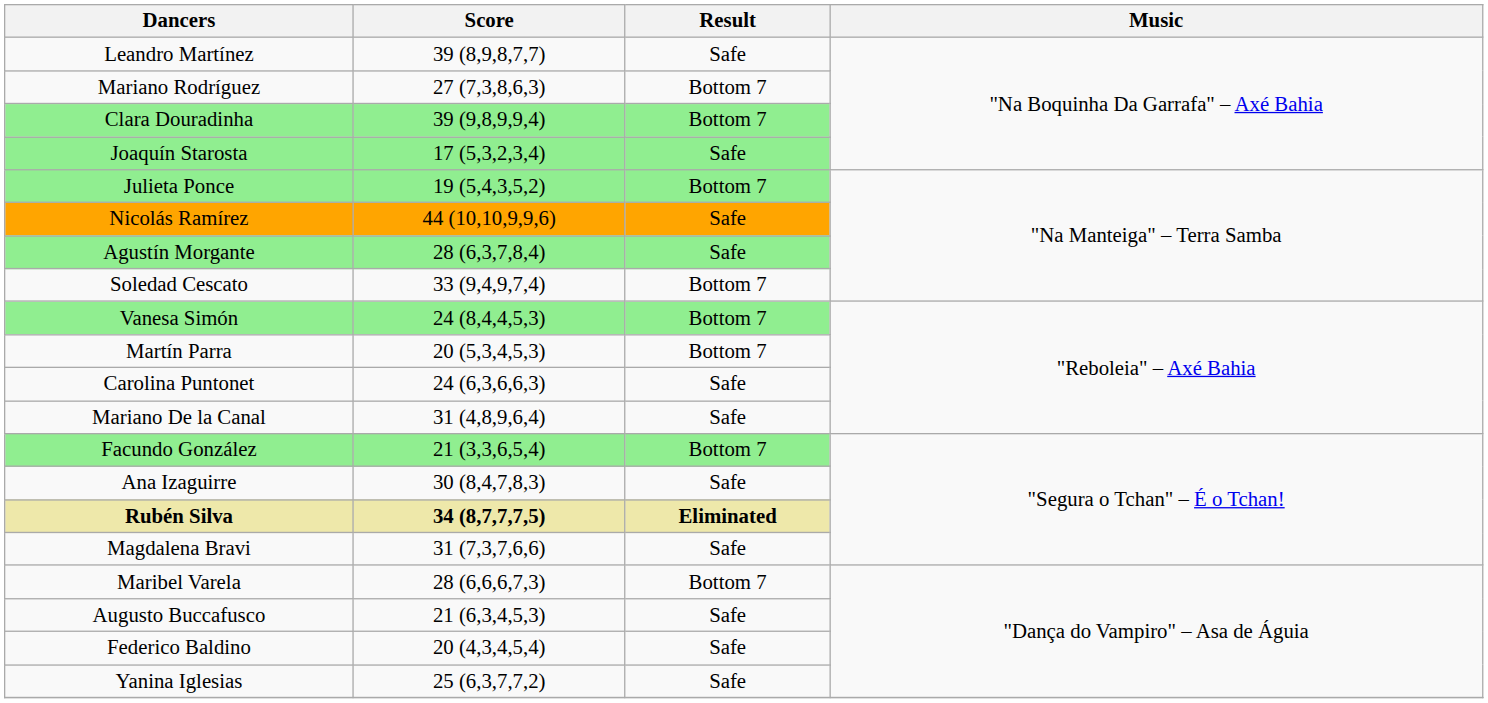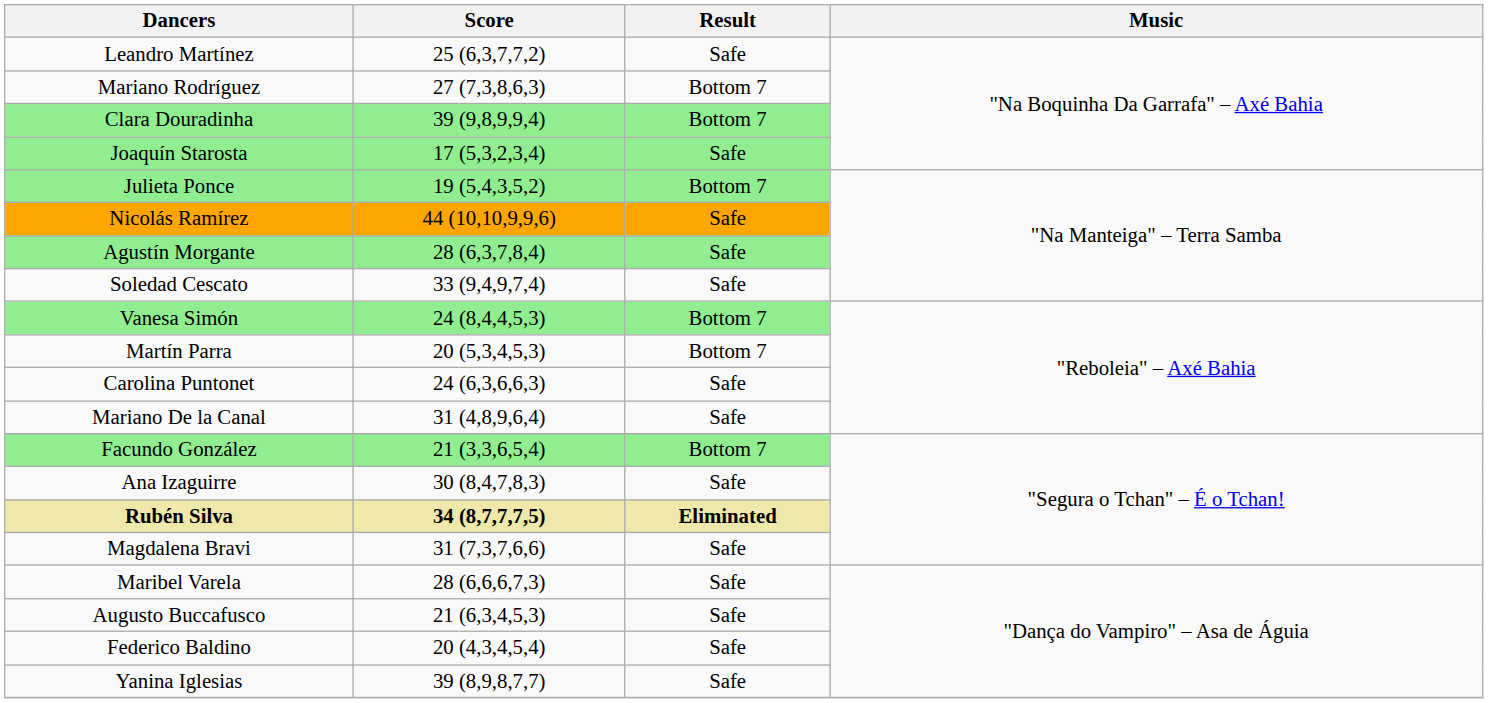(489, 53) 39 (8,9,8,7,7) -> (489, 53) 25 (6,3,7,7,2)
(728, 284) Bottom 7 -> (728, 284) Safe
(728, 581) Bottom 7 -> (728, 581) Safe
(489, 680) 25 (6,3,7,7,2) -> (489, 680) 39 (8,9,8,7,7)
